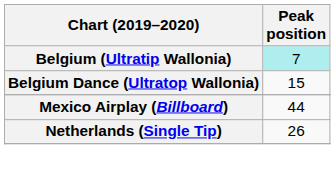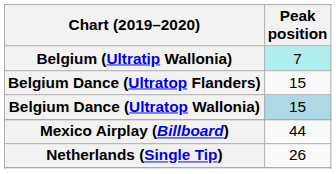+ row: (134, 82)
(296, 82) no background -> (298, 107) lightblue background
